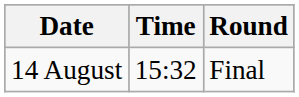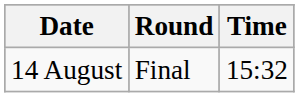columns swapped: (166, 26) <-> (249, 26)
